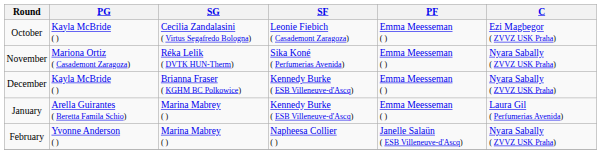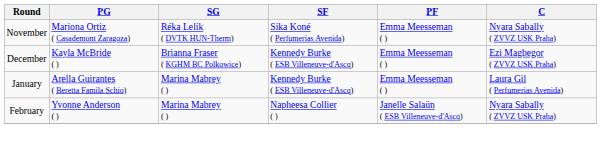- row: (27, 32)
(523, 84) Nyara Sabally ( ZVVZ USK Praha) -> (523, 58) Ezi Magbegor ( ZVVZ USK Praha)
